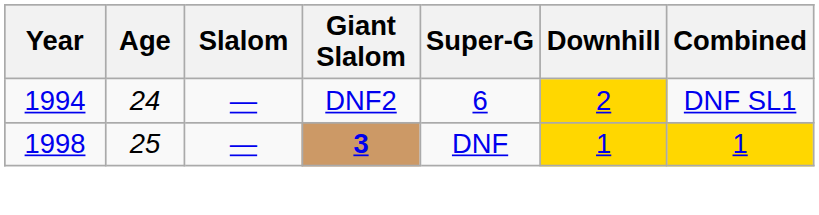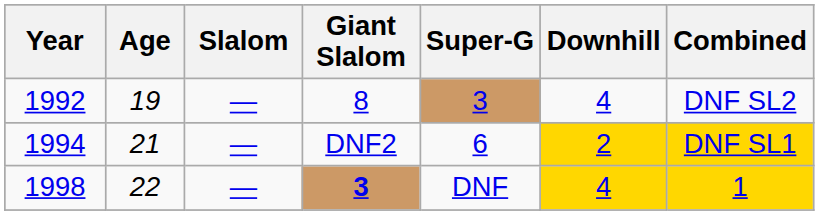+ row: (55, 100)
(145, 100) 24 -> (145, 143) 21
(740, 100) no background -> (740, 143) gold background
(145, 143) 25 -> (145, 187) 22
(604, 143) 1 -> (604, 187) 4
